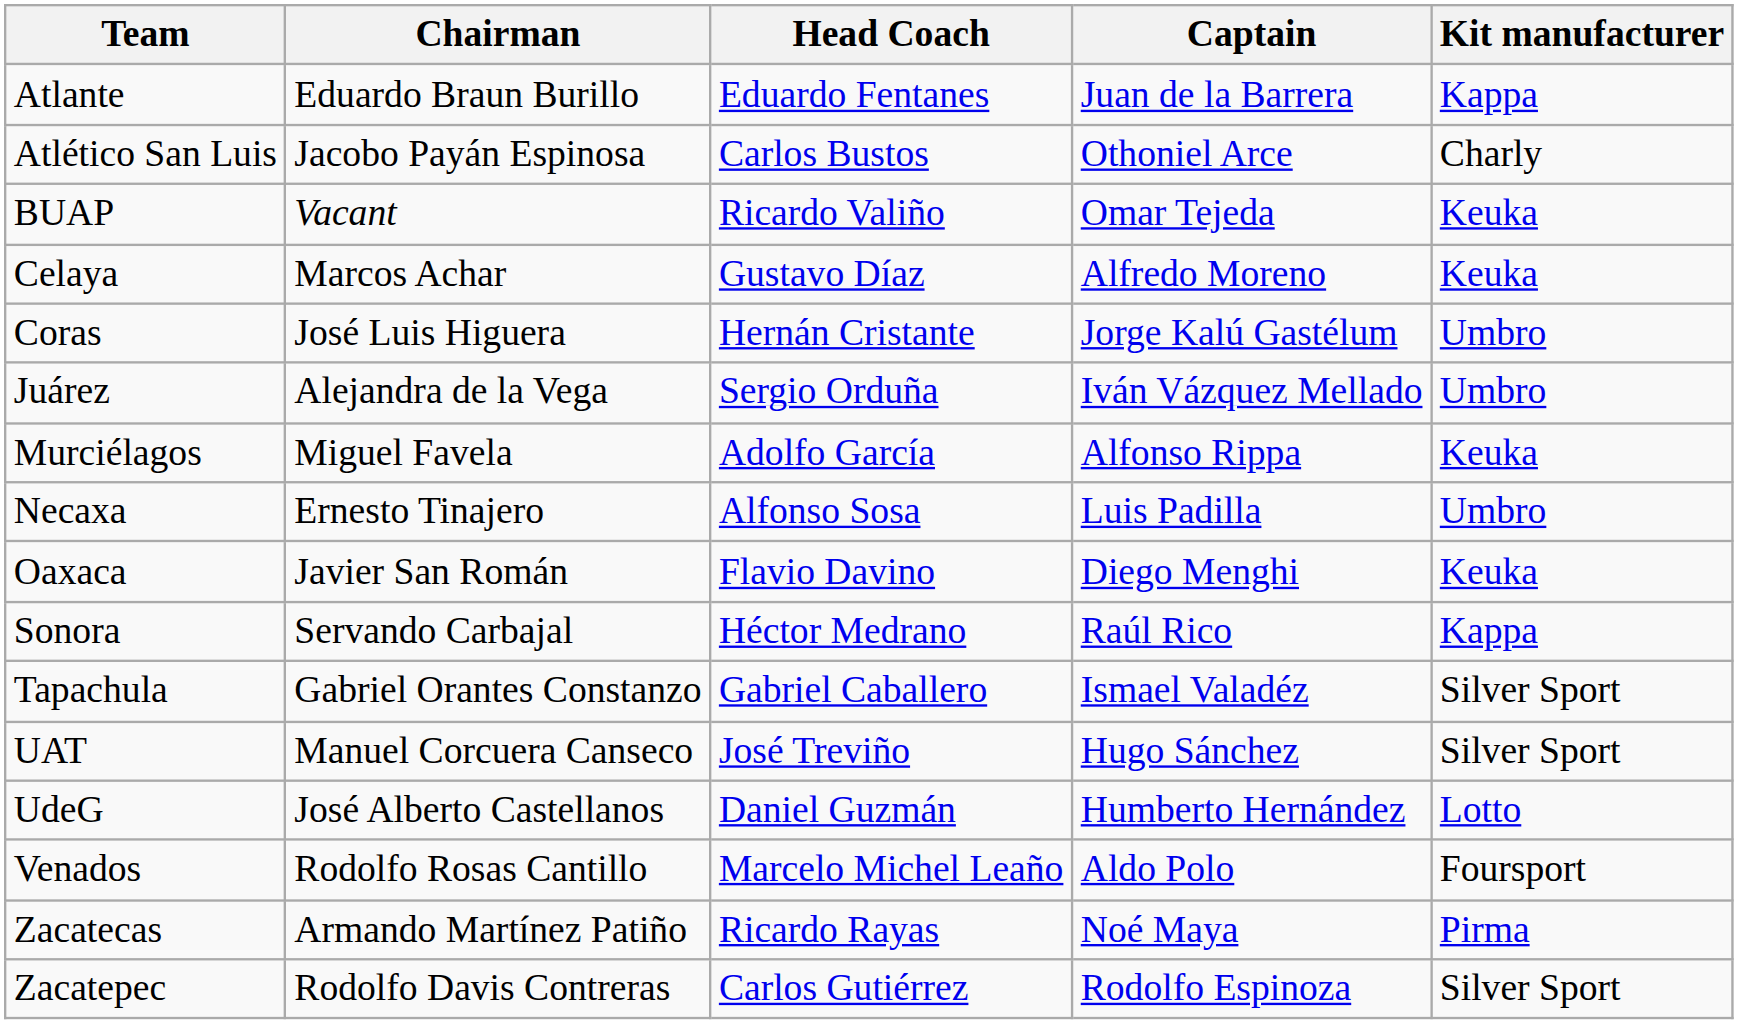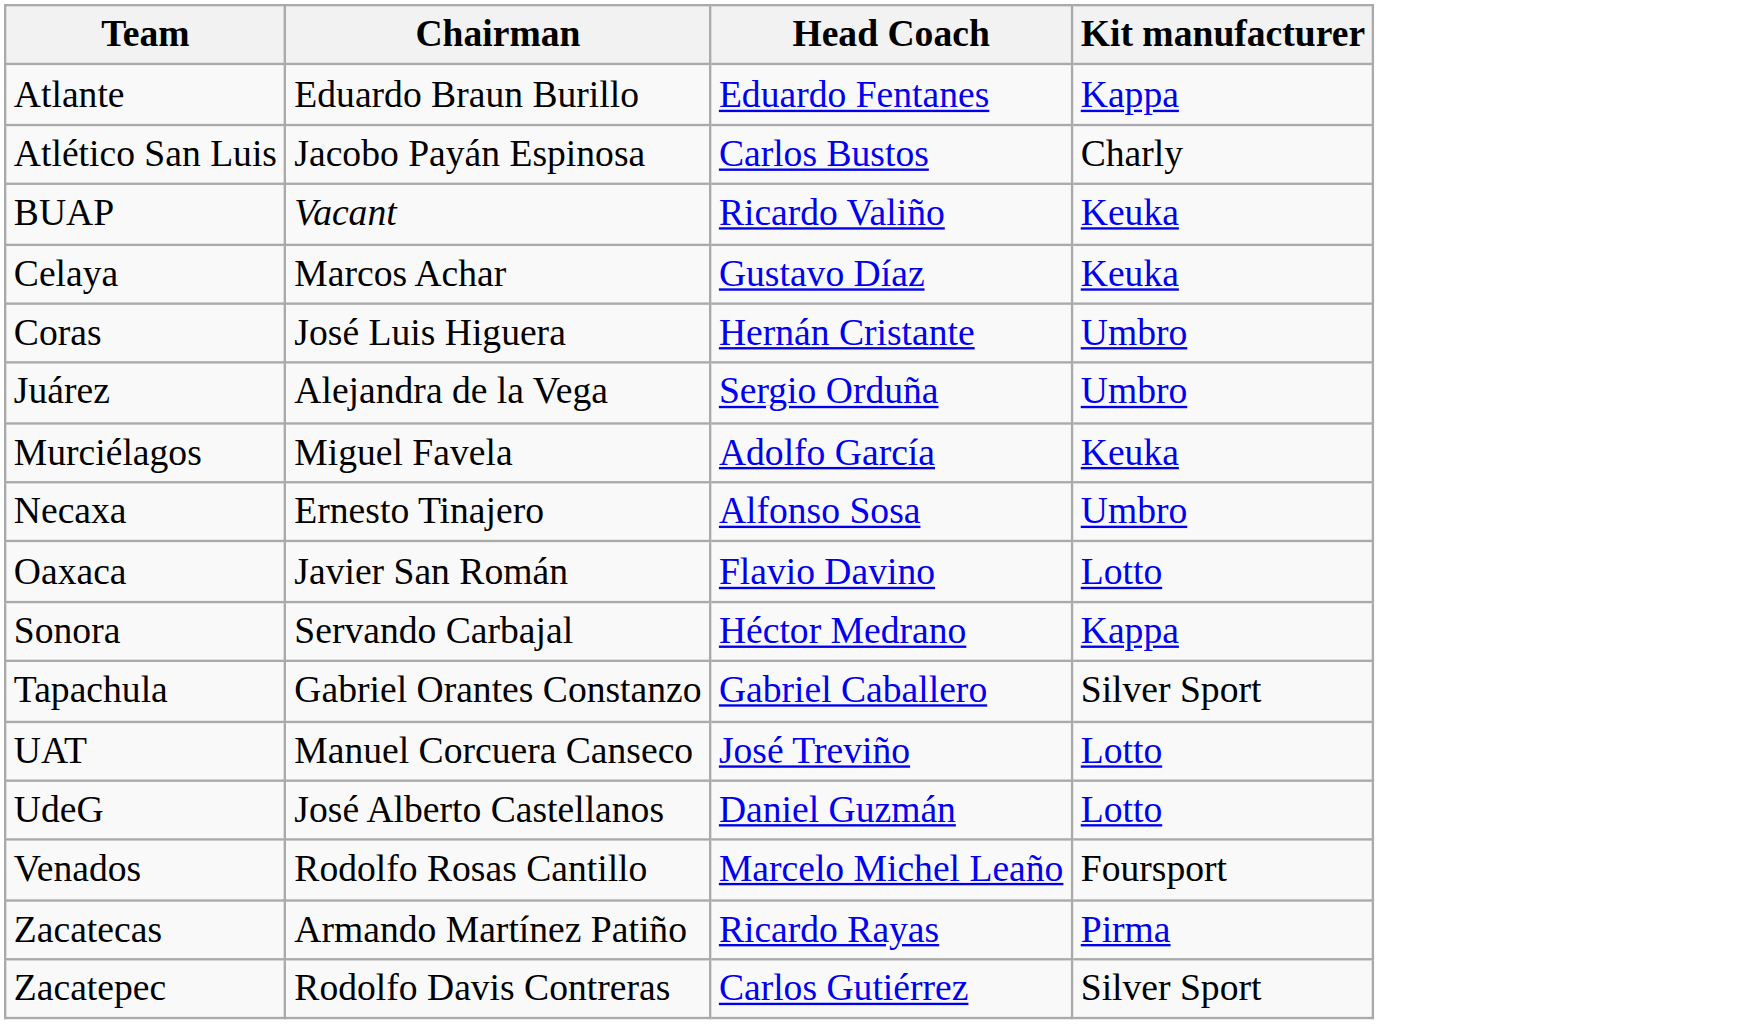- column: (1252, 34)
(1489, 570) Keuka -> (1121, 570) Lotto
(1530, 749) Silver Sport -> (1121, 749) Lotto
